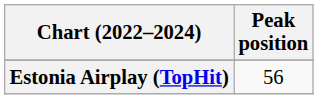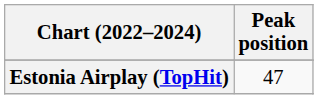(273, 76) 56 -> (273, 76) 47
